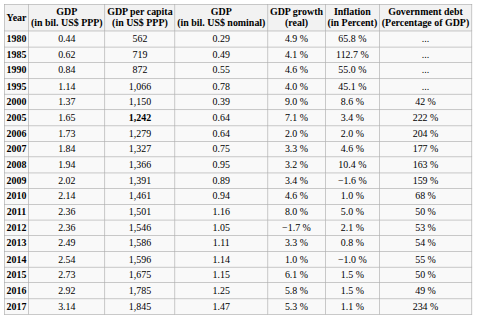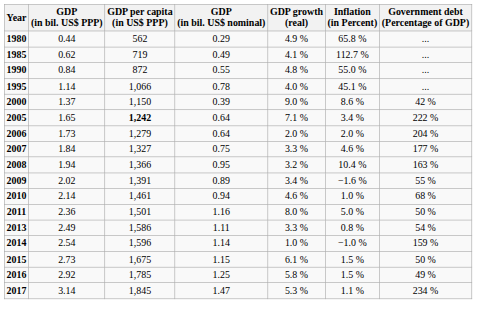(296, 70) 4.6 % -> (296, 70) 4.8 %
(426, 180) 159 % -> (426, 180) 55 %
- row: (17, 228)
(426, 259) 55 % -> (426, 243) 159 %
